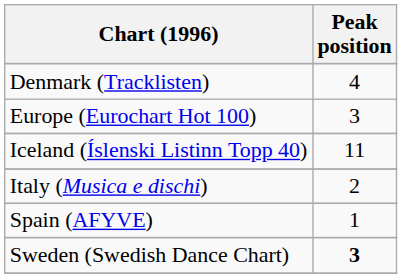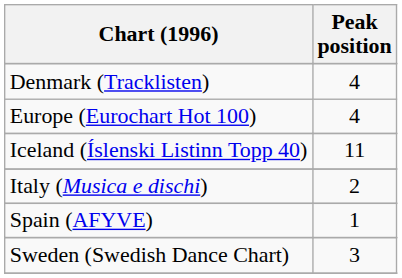(355, 116) 3 -> (355, 116) 4
(355, 255) bold -> (355, 255) normal
